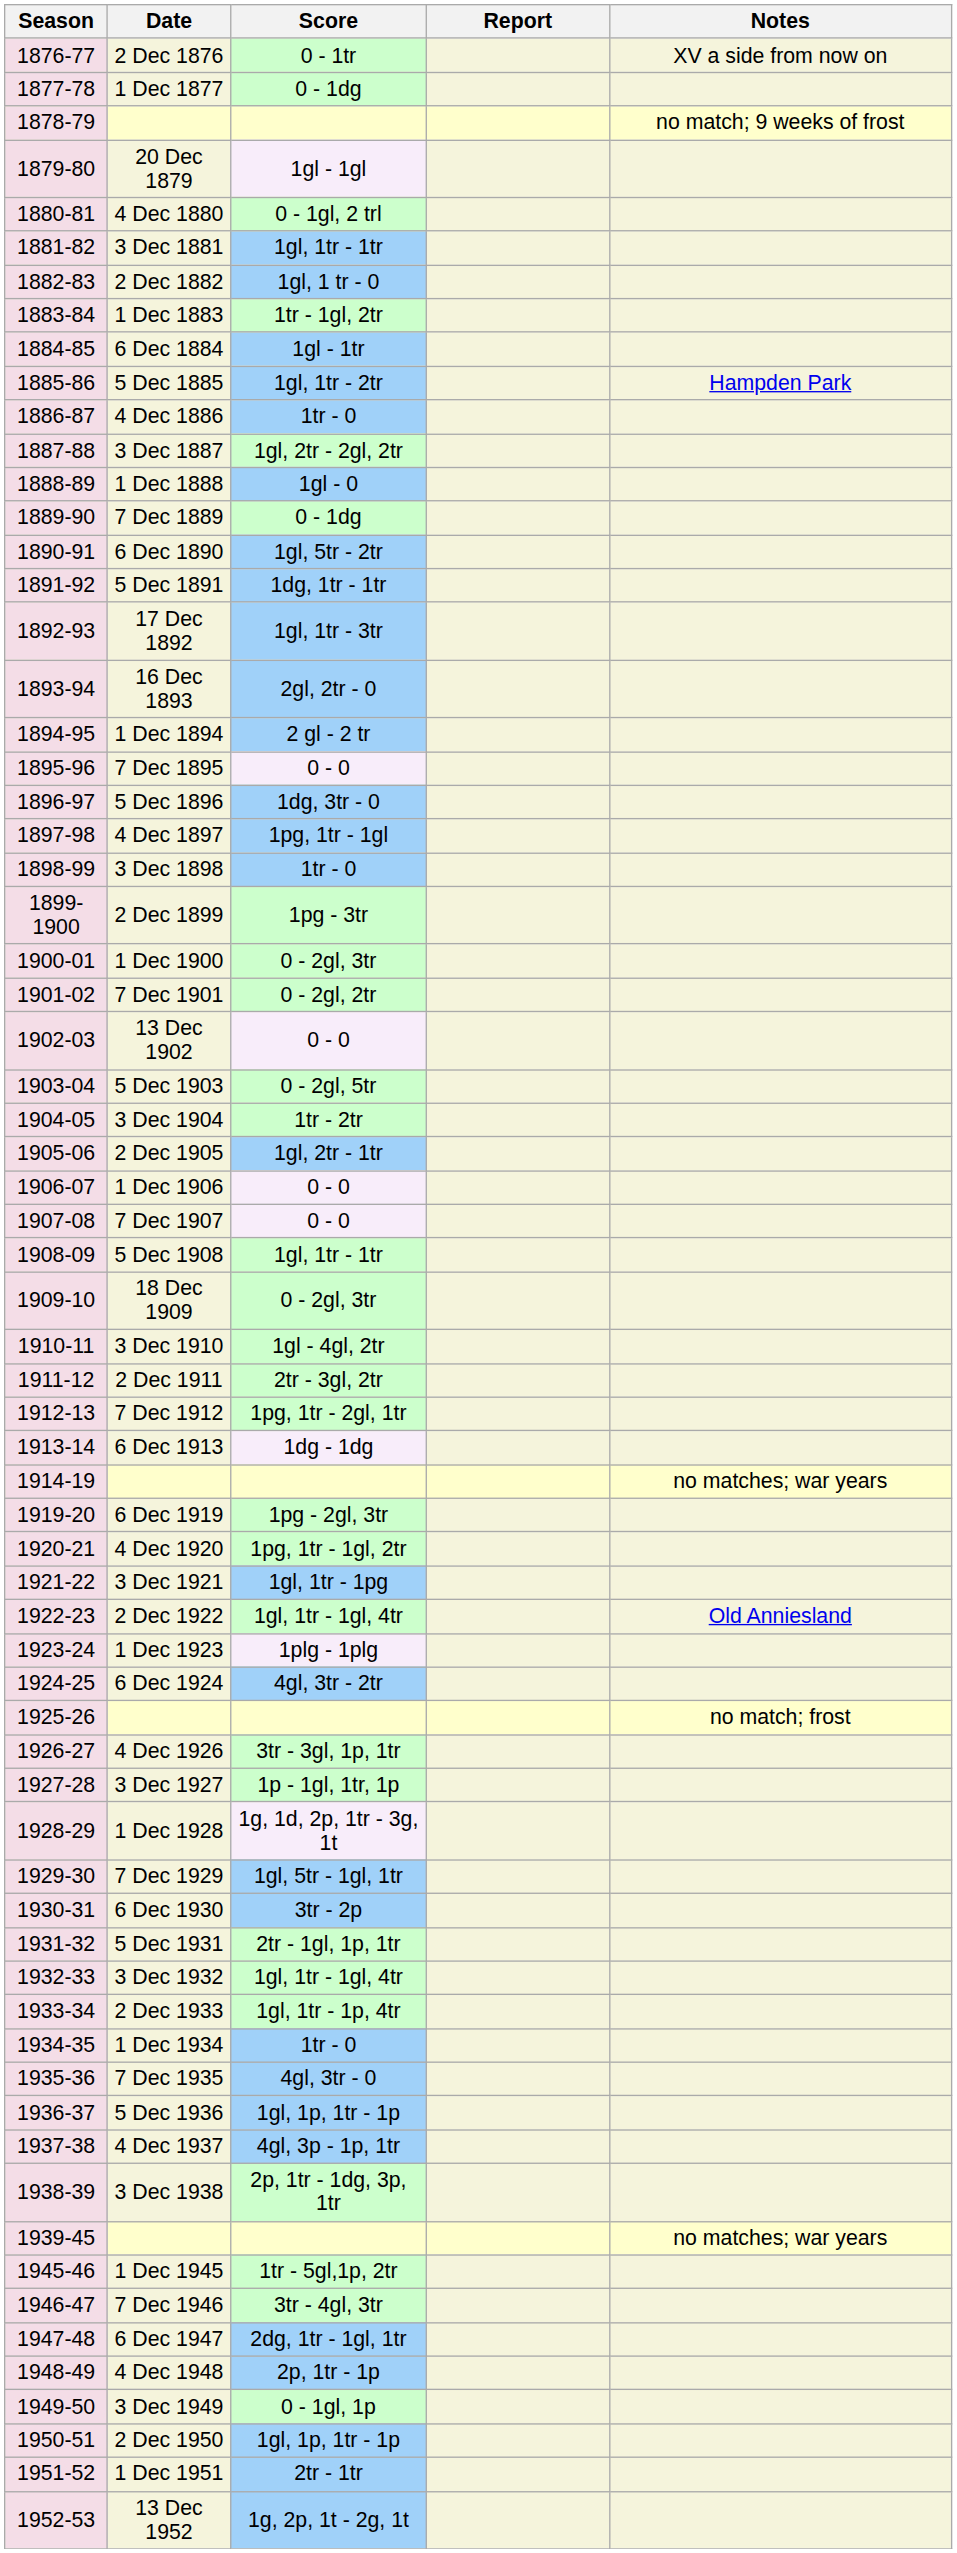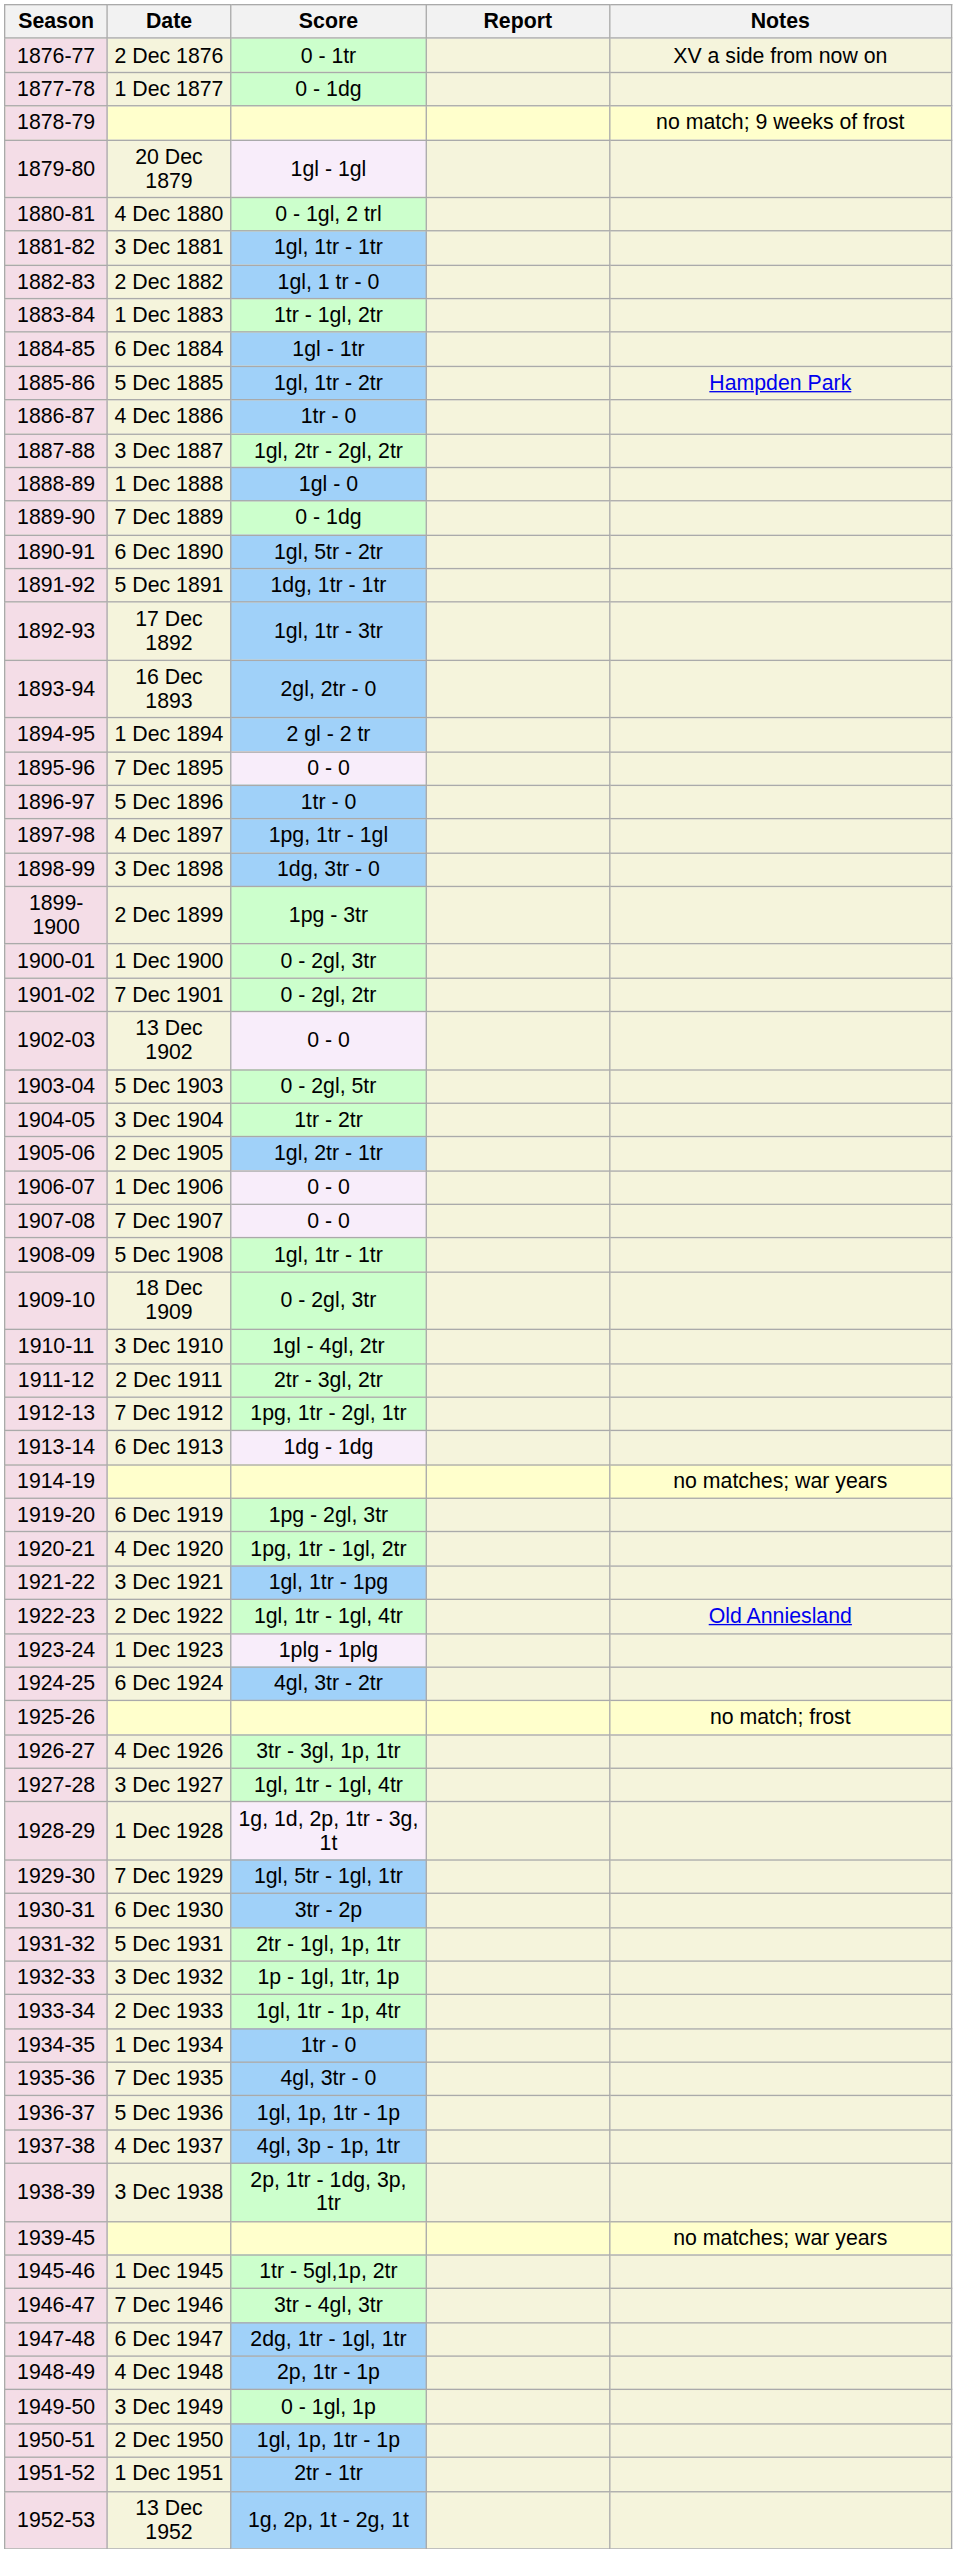(328, 801) 1dg, 3tr - 0 -> (328, 801) 1tr - 0
(328, 869) 1tr - 0 -> (328, 869) 1dg, 3tr - 0
(328, 1784) 1p - 1gl, 1tr, 1p -> (328, 1784) 1gl, 1tr - 1gl, 4tr
(328, 1977) 1gl, 1tr - 1gl, 4tr -> (328, 1977) 1p - 1gl, 1tr, 1p
